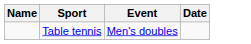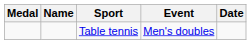+ column: (23, 13)
